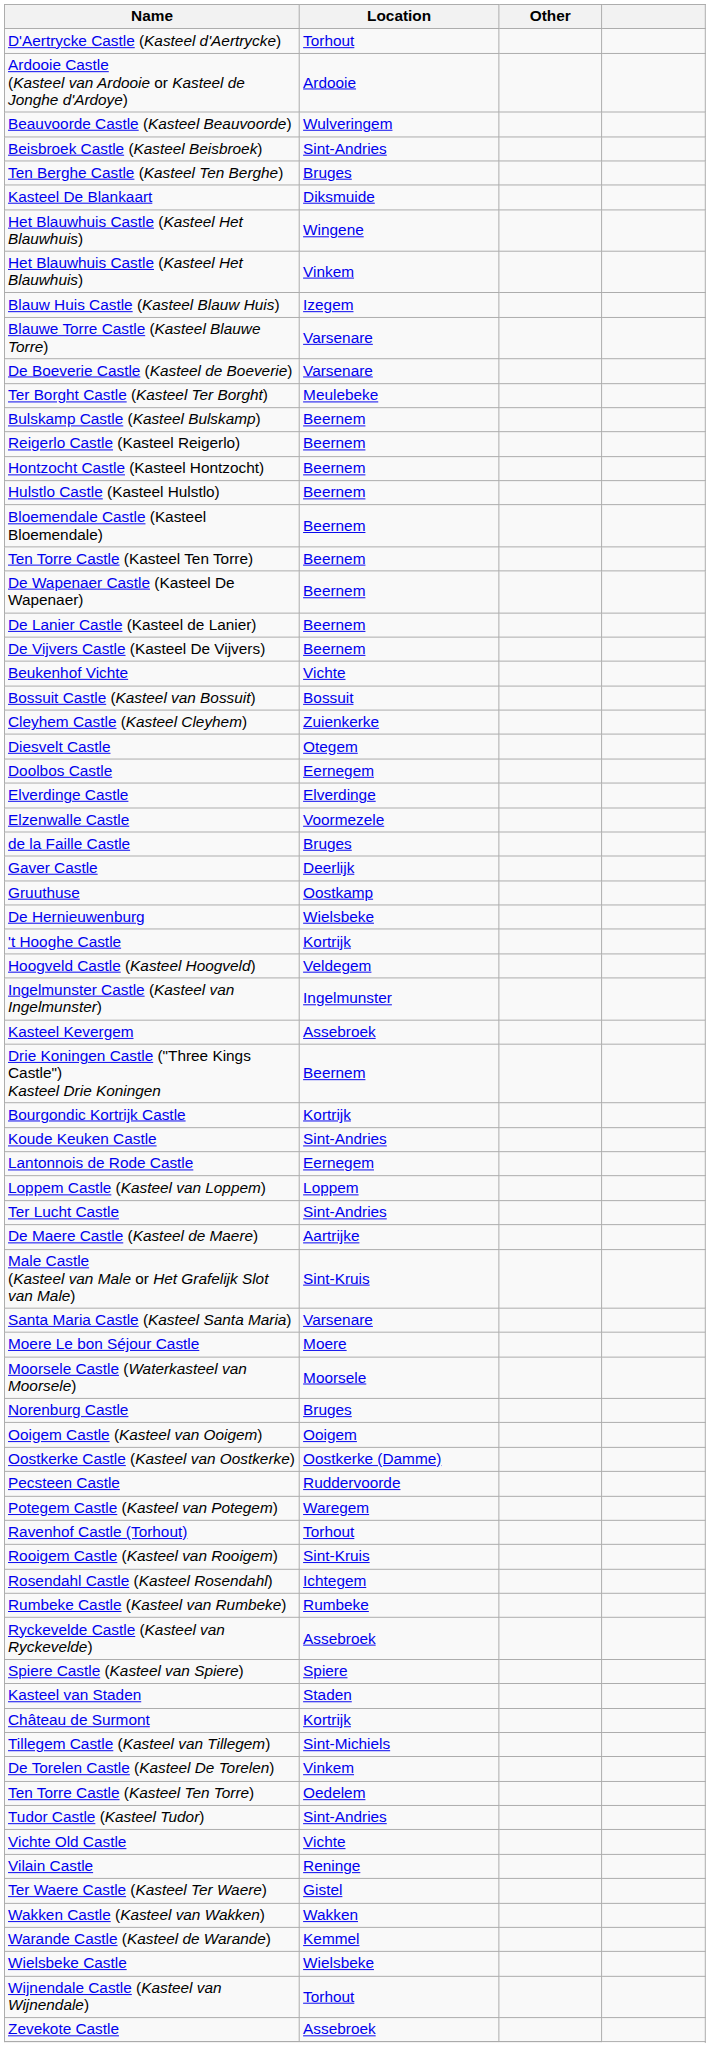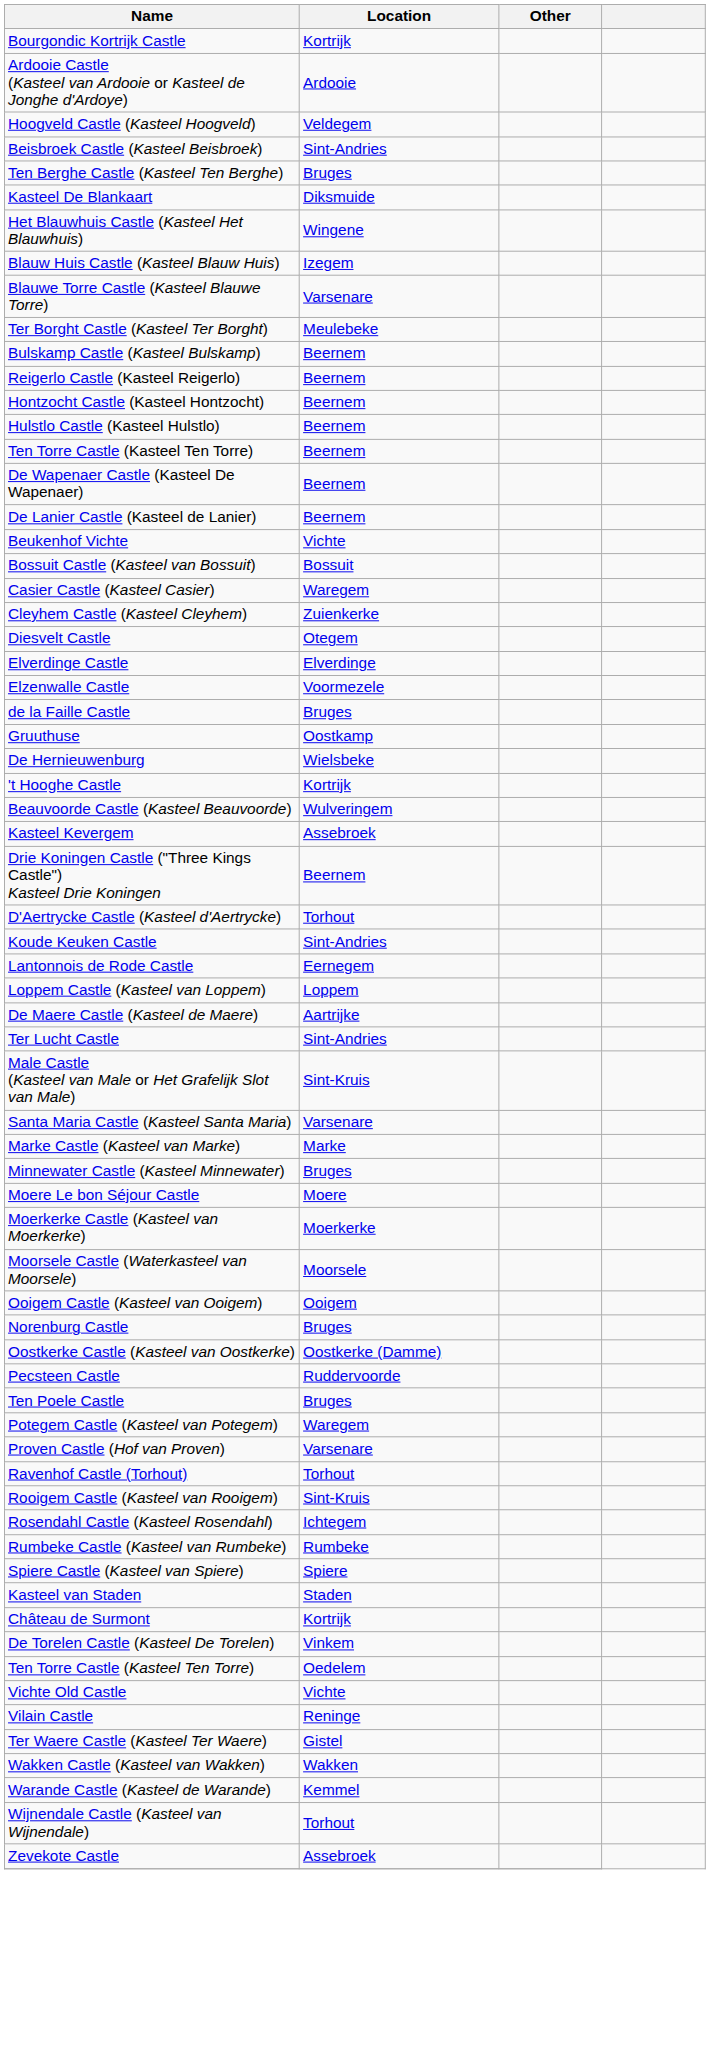rows swapped: (145, 41) <-> (97, 1115)
rows swapped: (150, 124) <-> (132, 965)
- row: (125, 272)
- row: (150, 371)
- row: (107, 525)
- row: (137, 649)
+ row: (111, 590)
- row: (60, 770)
- row: (53, 868)
- row: (121, 998)
rows swapped: (64, 1212) <-> (133, 1236)
+ row: (124, 1146)
+ row: (146, 1170)
+ row: (113, 1228)
rows swapped: (68, 1410) <-> (135, 1434)
+ row: (66, 1400)
+ row: (116, 1449)
- row: (116, 1638)
- row: (139, 1744)
- row: (106, 1817)
- row: (67, 1963)
